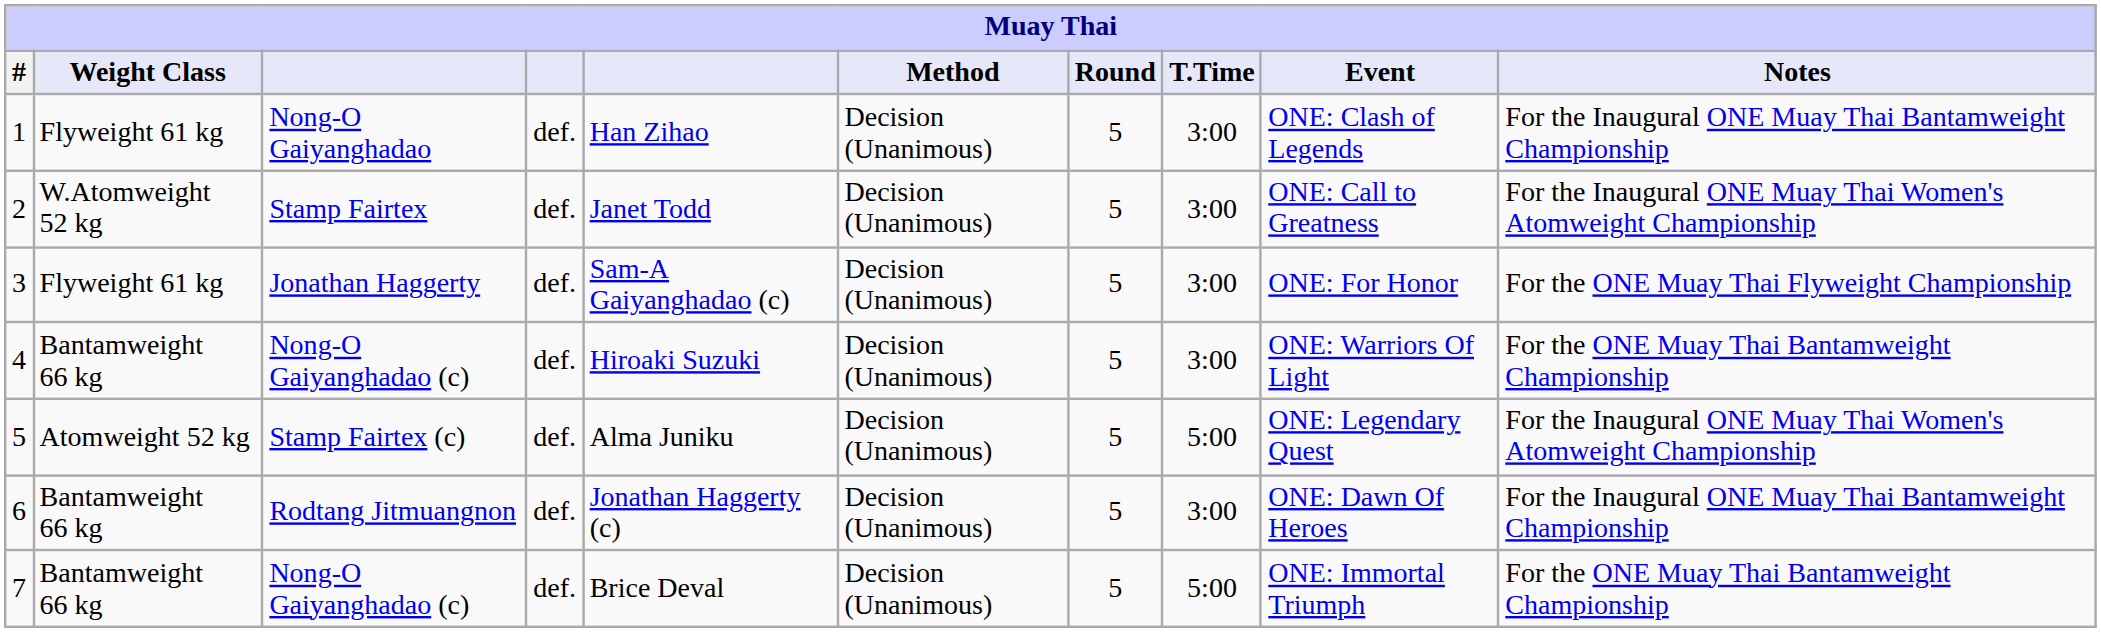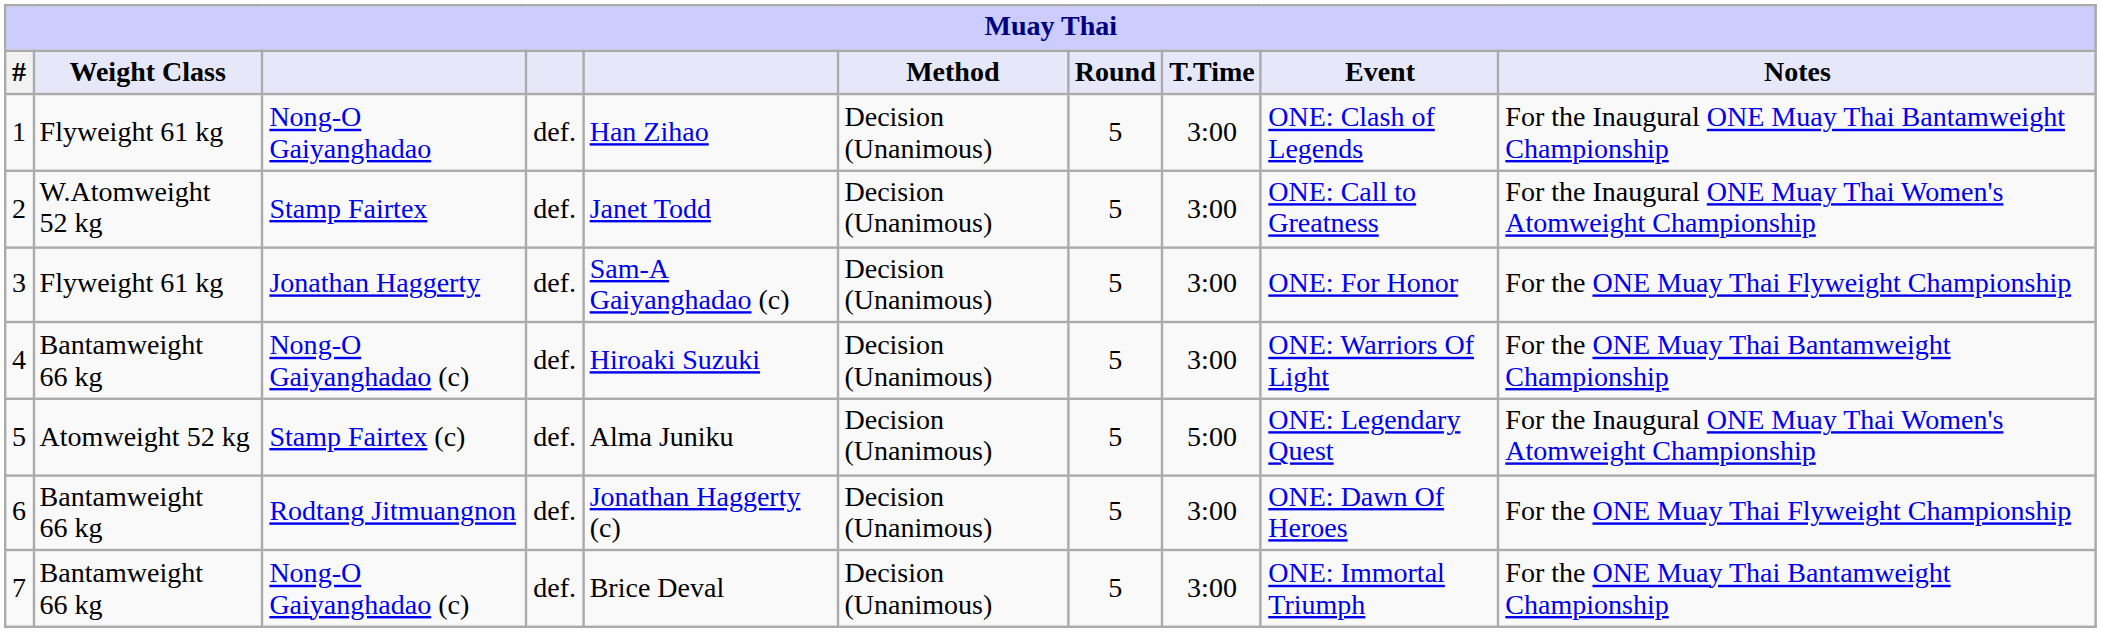(1785, 512) For the Inaugural ONE Muay Thai Bantamweight Championship -> (1788, 512) For the ONE Muay Thai Flyweight Championship
(1212, 588) 5:00 -> (1212, 588) 3:00
